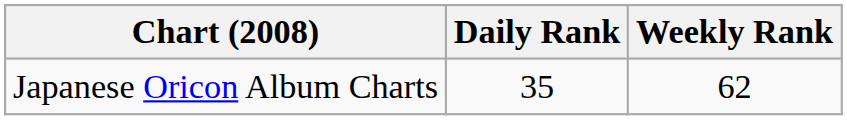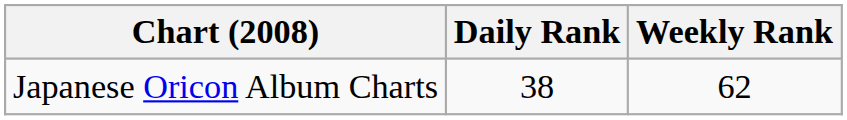(537, 85) 35 -> (537, 85) 38
